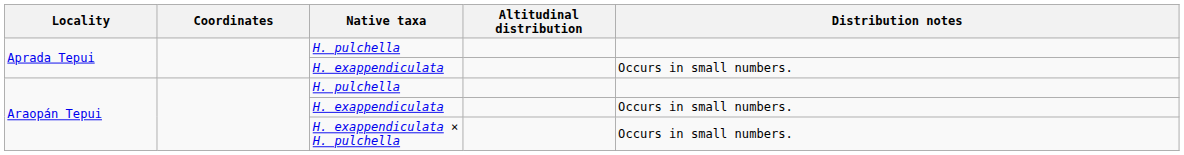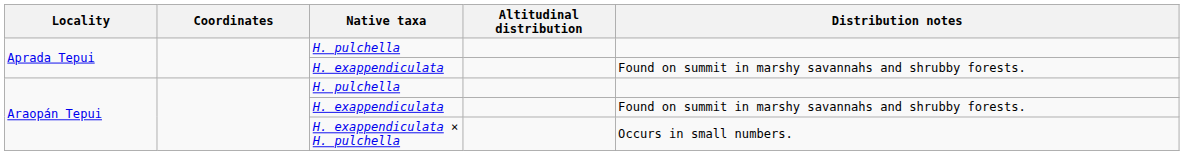(705, 68) Occurs in small numbers. -> (822, 68) Found on summit in marshy savannahs and shrubby forests.
(705, 107) Occurs in small numbers. -> (822, 107) Found on summit in marshy savannahs and shrubby forests.
